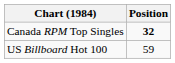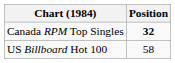(148, 49) 59 -> (148, 49) 58
